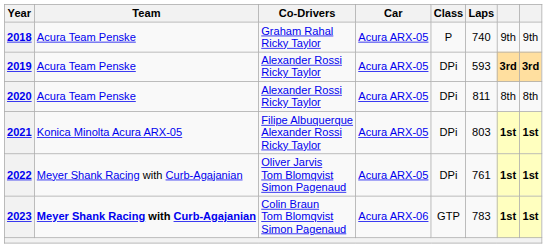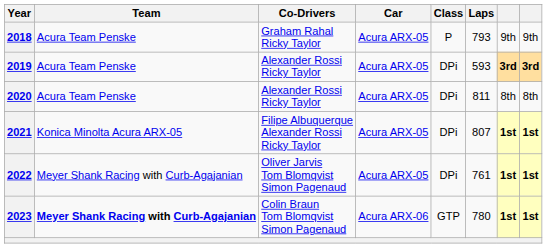(481, 37) 740 -> (481, 37) 793
(481, 133) 803 -> (481, 133) 807
(481, 217) 783 -> (481, 217) 780
